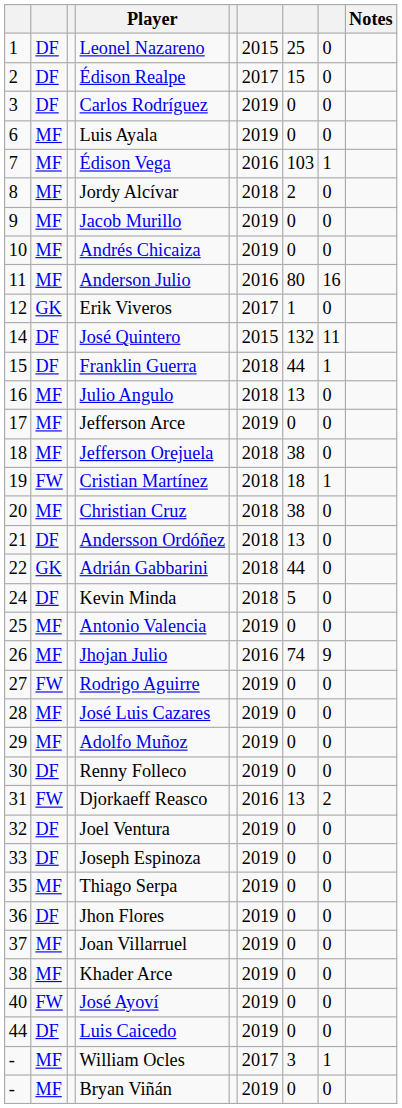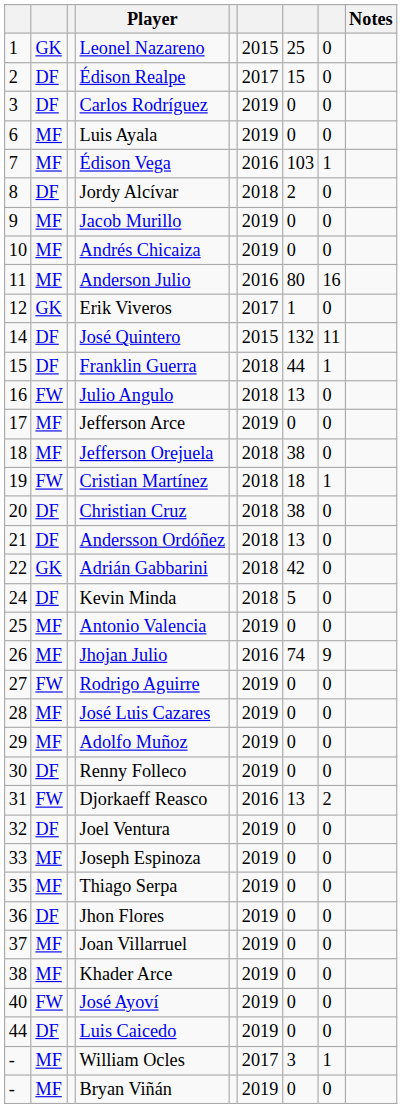(47, 47) DF -> (49, 47) GK
(49, 192) MF -> (47, 192) DF
(49, 395) MF -> (49, 395) FW
(49, 510) MF -> (47, 510) DF
(296, 568) 44 -> (296, 568) 42
(47, 857) DF -> (49, 857) MF
